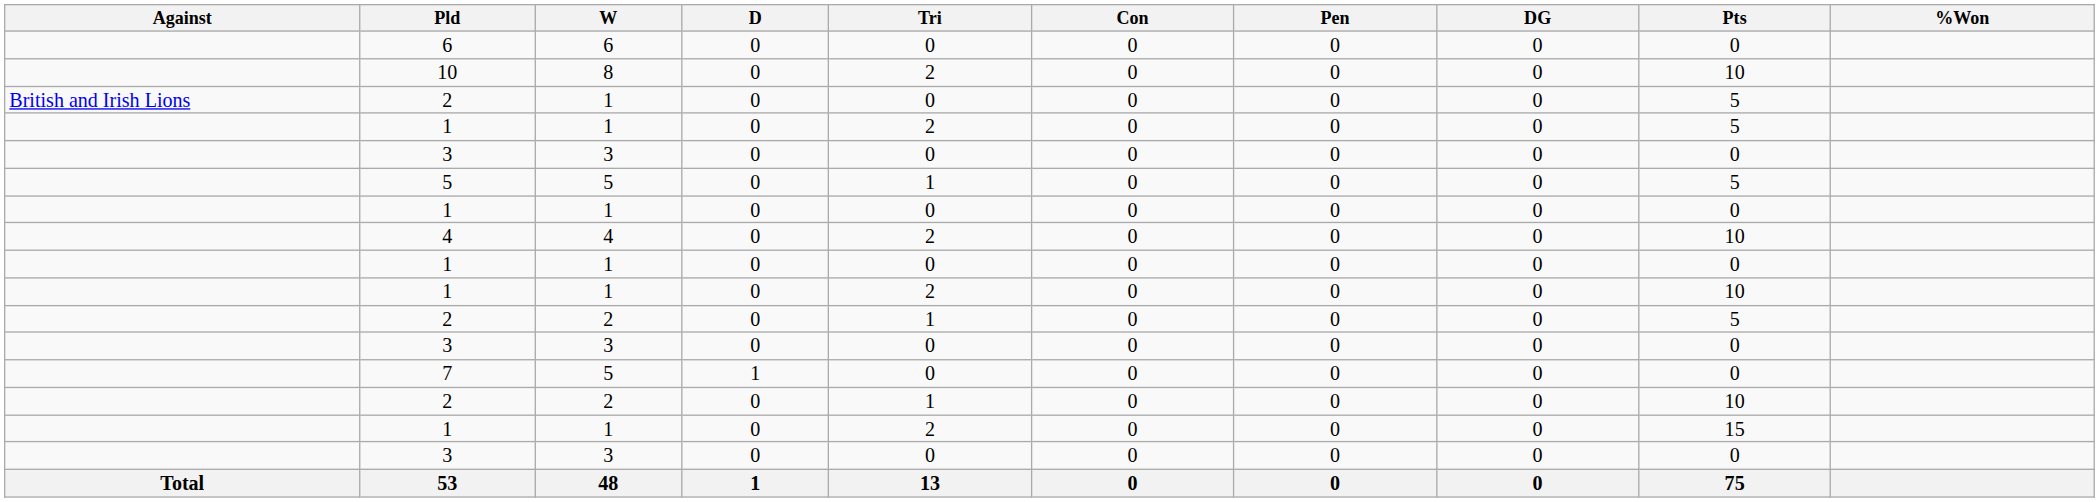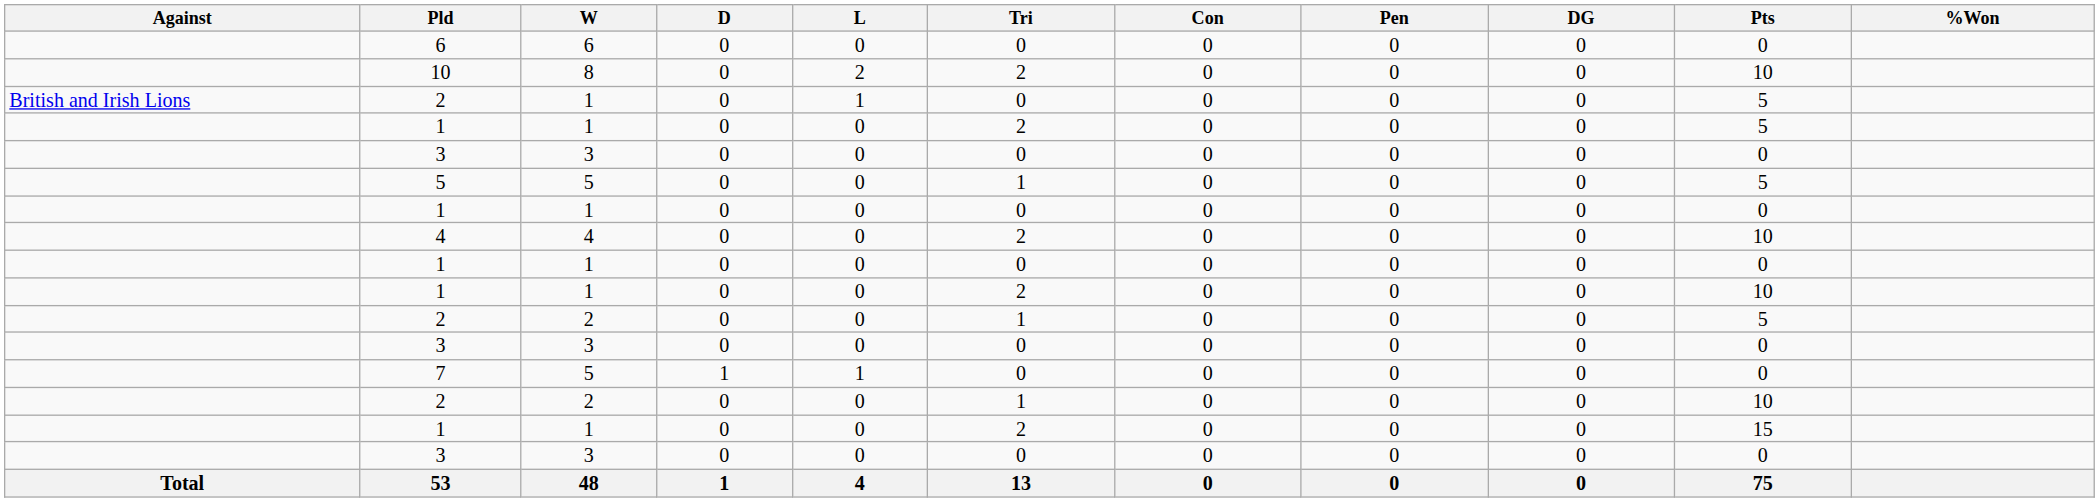+ column: (860, 18)
